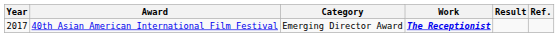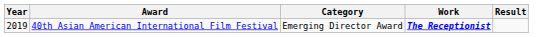- column: (541, 11)
(17, 26) 2017 -> (17, 26) 2019
